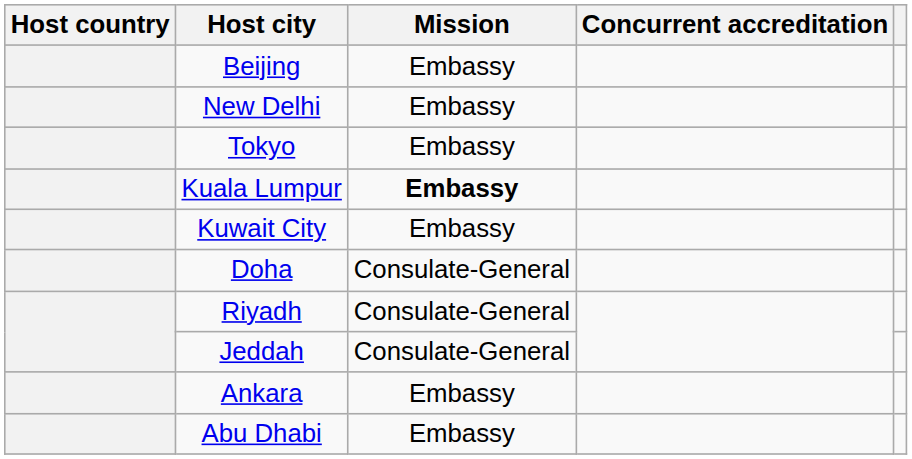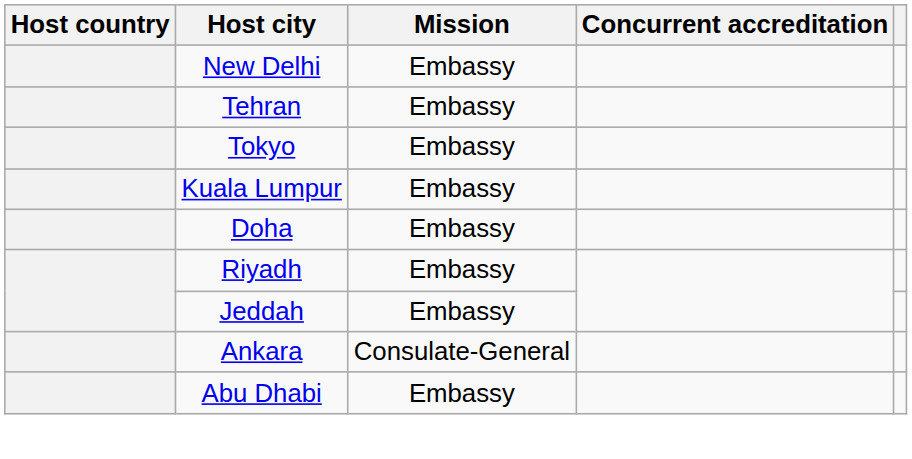- row: (262, 65)
+ row: (262, 106)
(462, 188) bold -> (462, 188) normal
- row: (262, 229)
(462, 270) Consulate-General -> (462, 229) Embassy
(462, 310) Consulate-General -> (462, 270) Embassy
(462, 351) Consulate-General -> (462, 310) Embassy
(462, 392) Embassy -> (462, 351) Consulate-General
